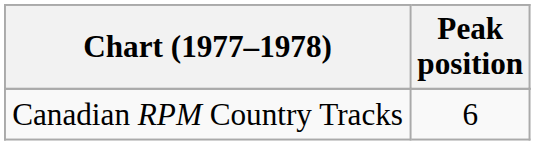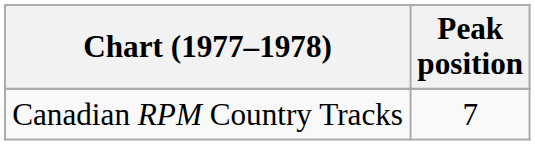(470, 113) 6 -> (470, 113) 7
